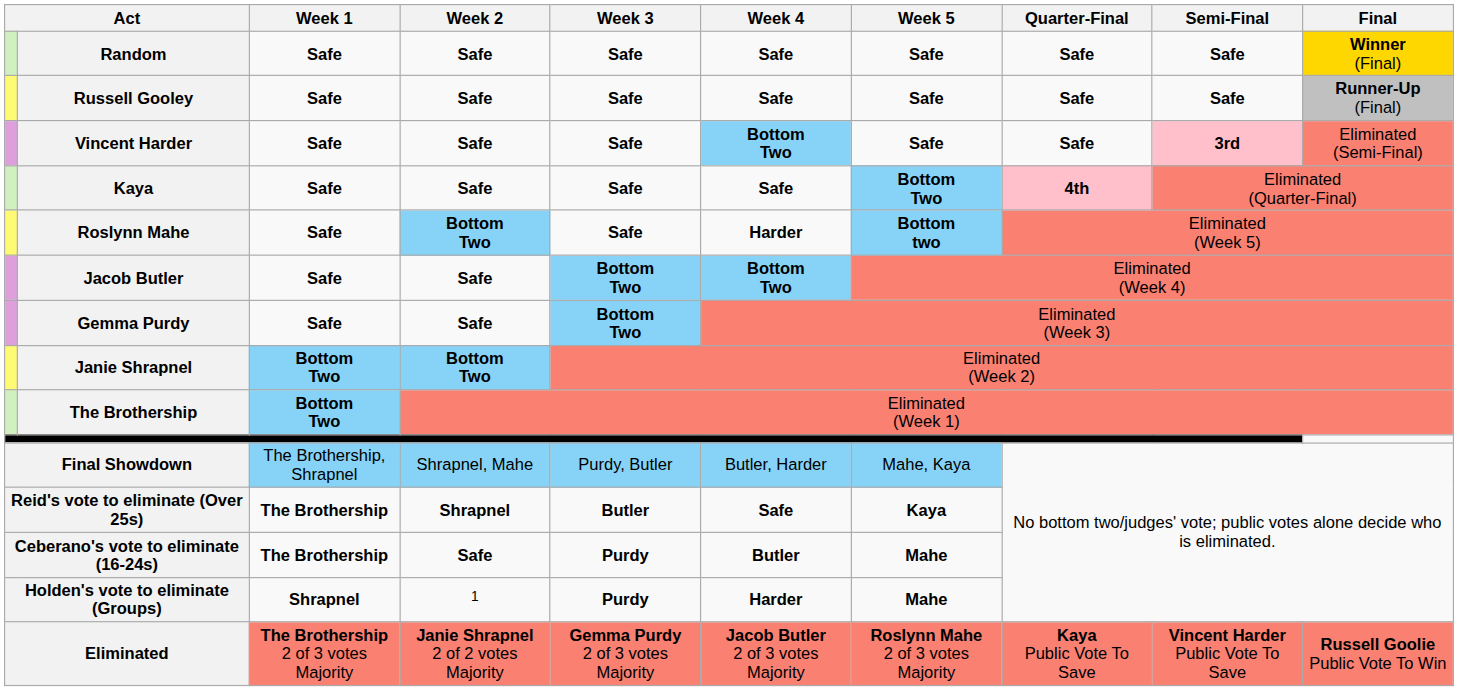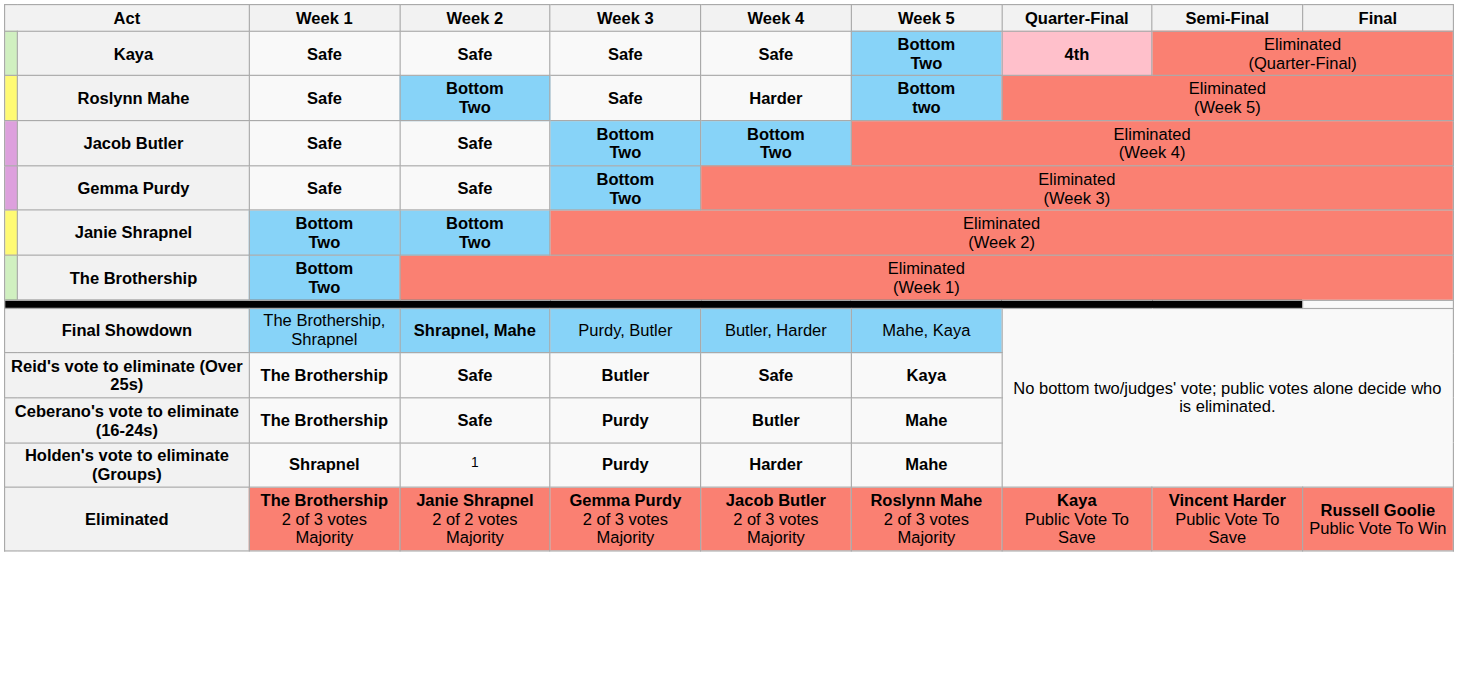- row: (133, 54)
- row: (133, 98)
- row: (133, 143)
(475, 465) normal -> (475, 331) bold
(475, 510) Shrapnel -> (475, 375) Safe
